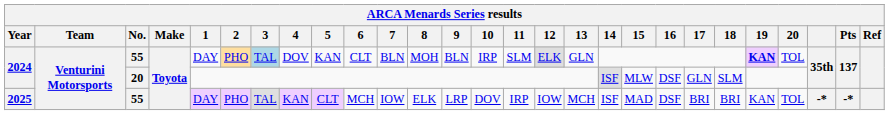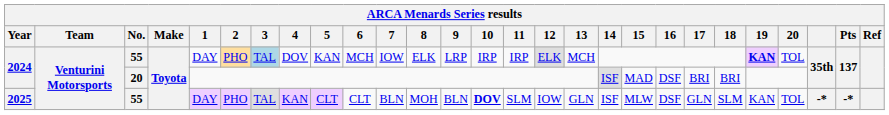(361, 56) CLT -> (360, 56) MCH
(392, 56) BLN -> (392, 56) IOW
(424, 56) MOH -> (424, 56) ELK
(457, 56) BLN -> (456, 56) LRP
(519, 56) SLM -> (519, 56) IRP
(581, 56) GLN -> (581, 56) MCH
(639, 77) MLW -> (639, 77) MAD
(699, 77) GLN -> (699, 77) BRI
(730, 77) SLM -> (730, 77) BRI
(361, 98) MCH -> (360, 98) CLT
(392, 98) IOW -> (392, 98) BLN
(424, 98) ELK -> (424, 98) MOH
(457, 98) LRP -> (456, 98) BLN
(488, 98) normal -> (487, 98) bold
(519, 98) IRP -> (519, 98) SLM
(581, 98) MCH -> (581, 98) GLN
(639, 98) MAD -> (639, 98) MLW
(699, 98) BRI -> (699, 98) GLN
(730, 98) BRI -> (730, 98) SLM
